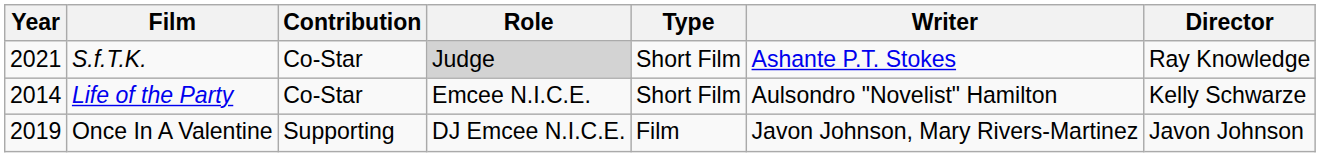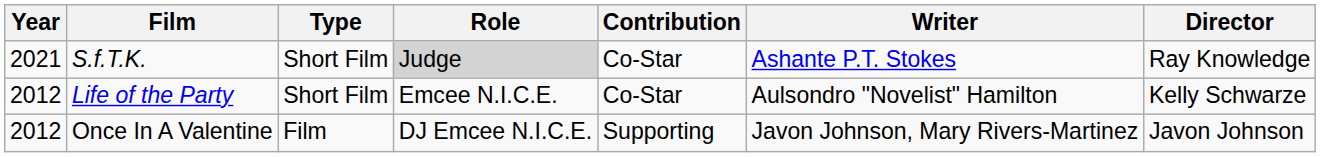columns swapped: (688, 22) <-> (352, 22)
(36, 95) 2014 -> (36, 95) 2012
(36, 132) 2019 -> (36, 132) 2012
